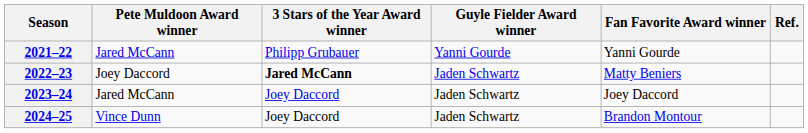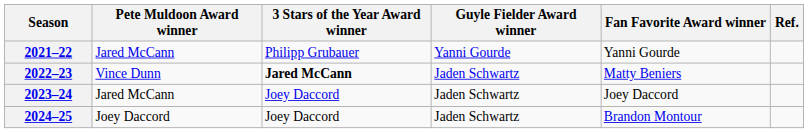(133, 73) Joey Daccord -> (128, 73) Vince Dunn
(128, 116) Vince Dunn -> (133, 116) Joey Daccord
